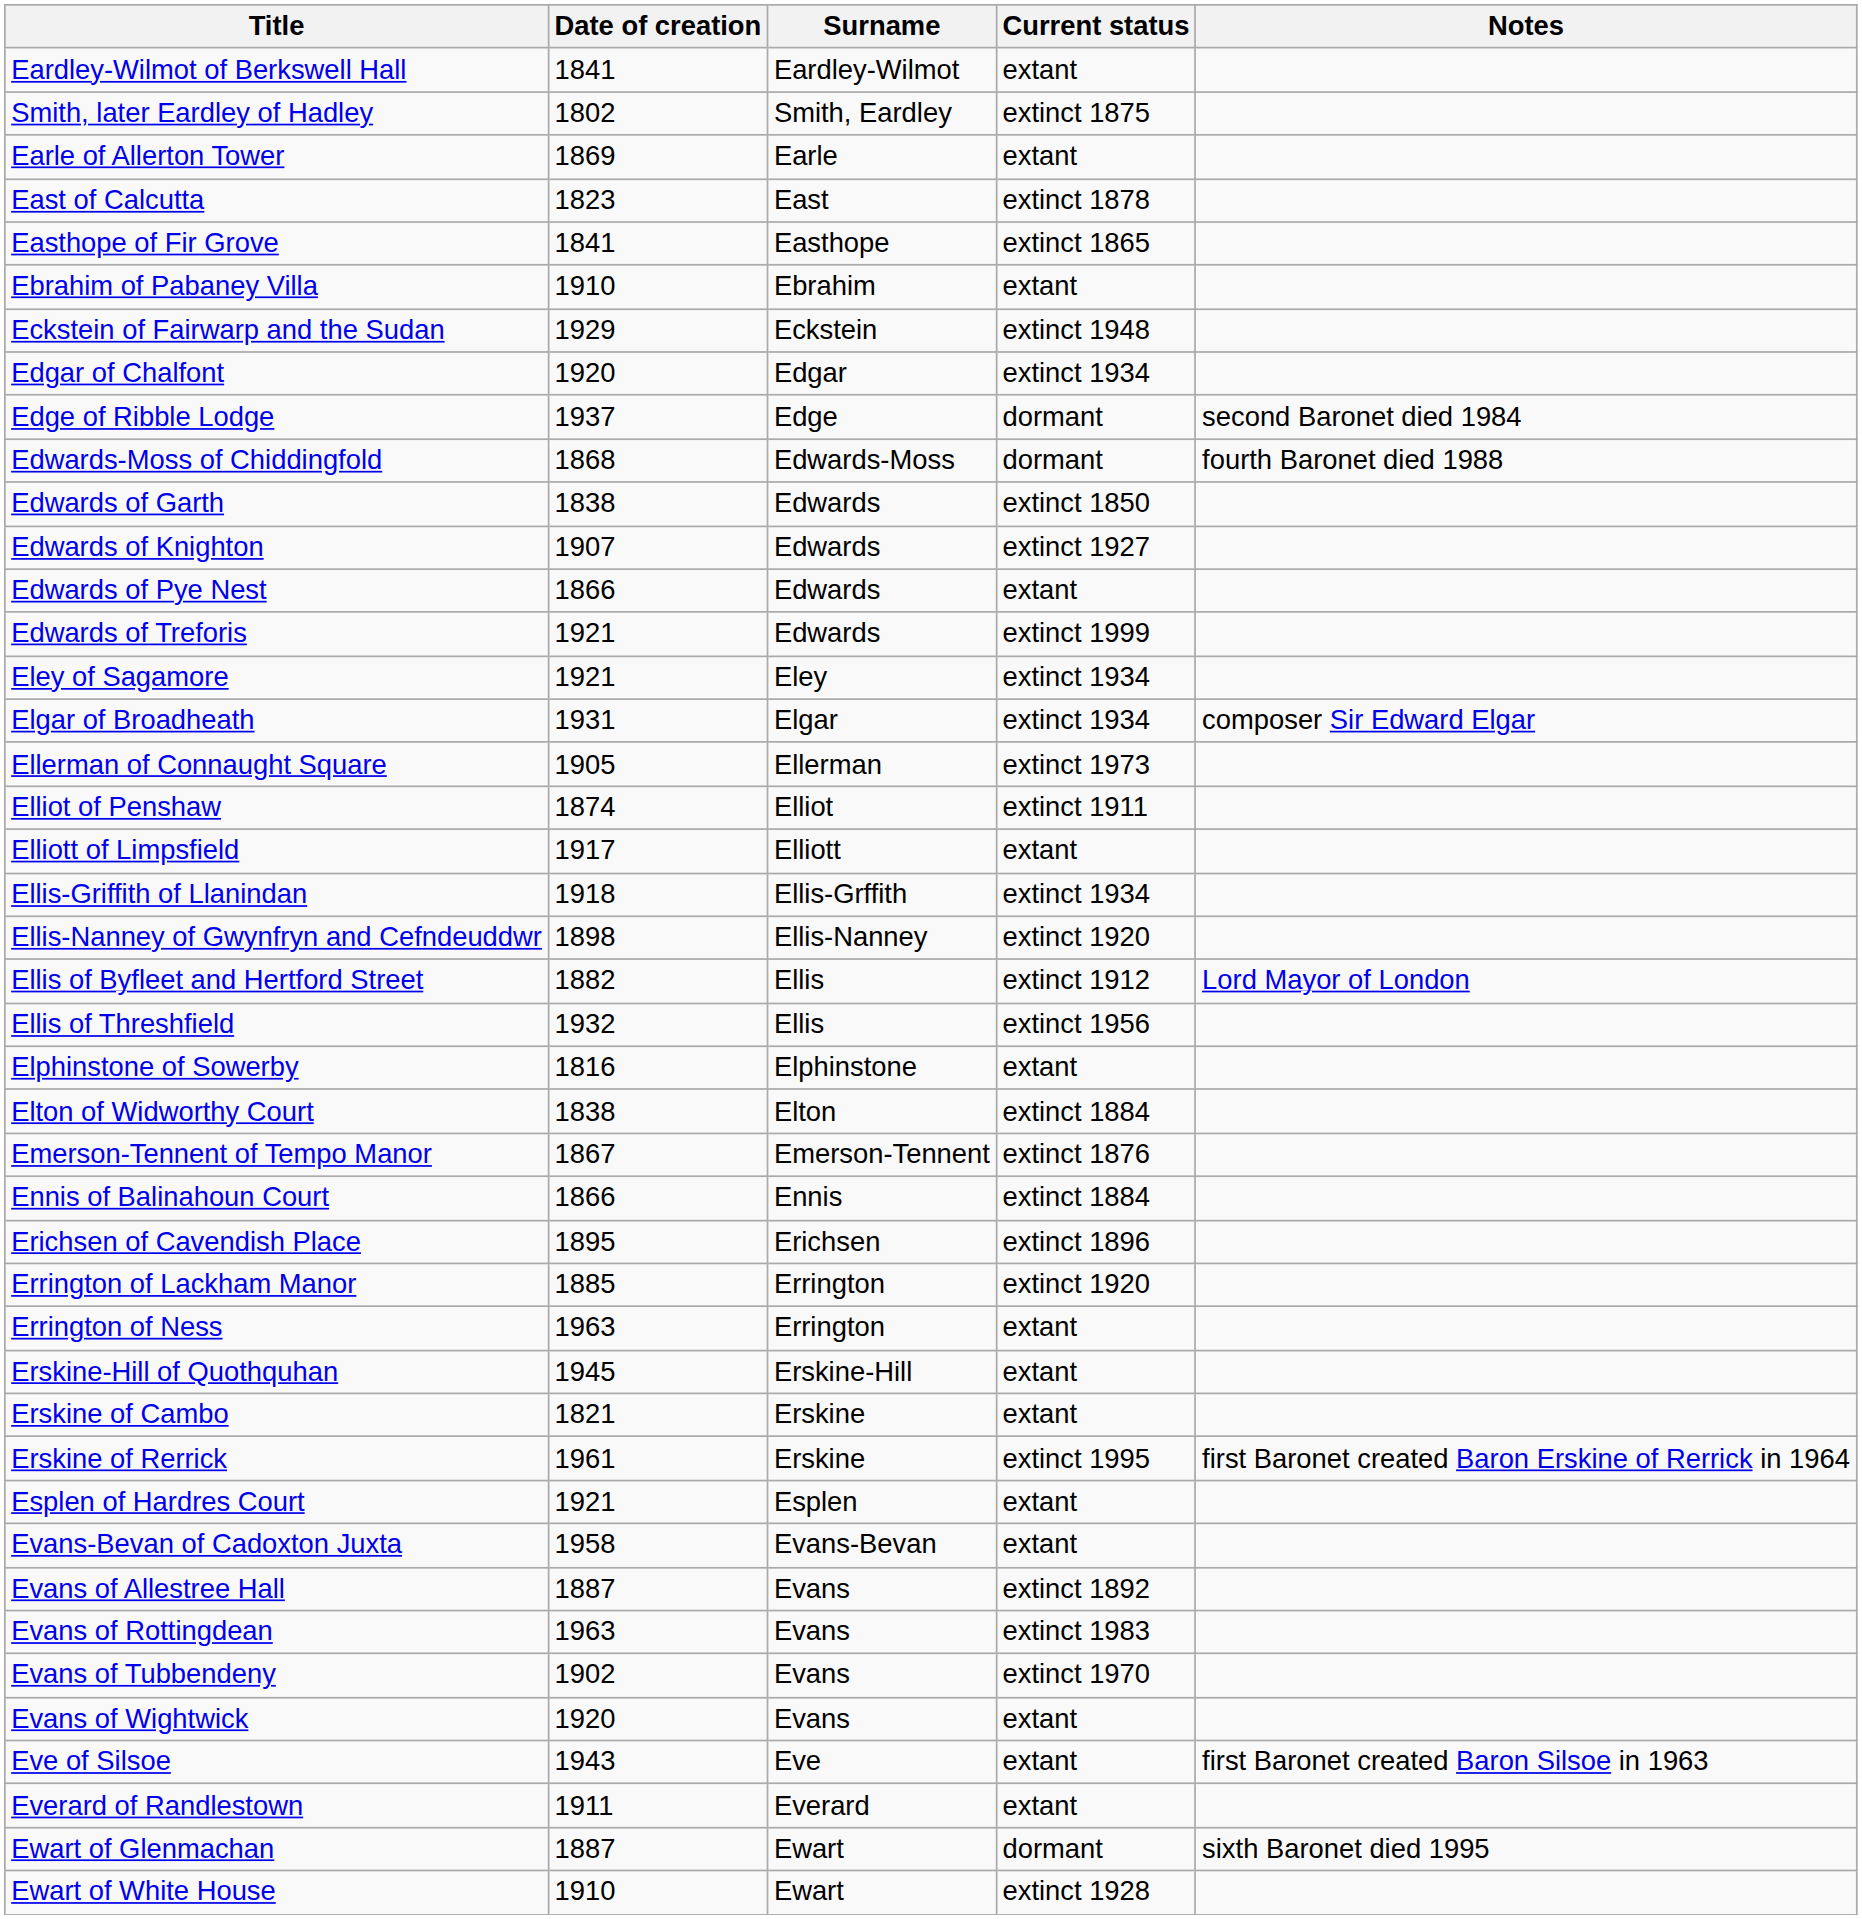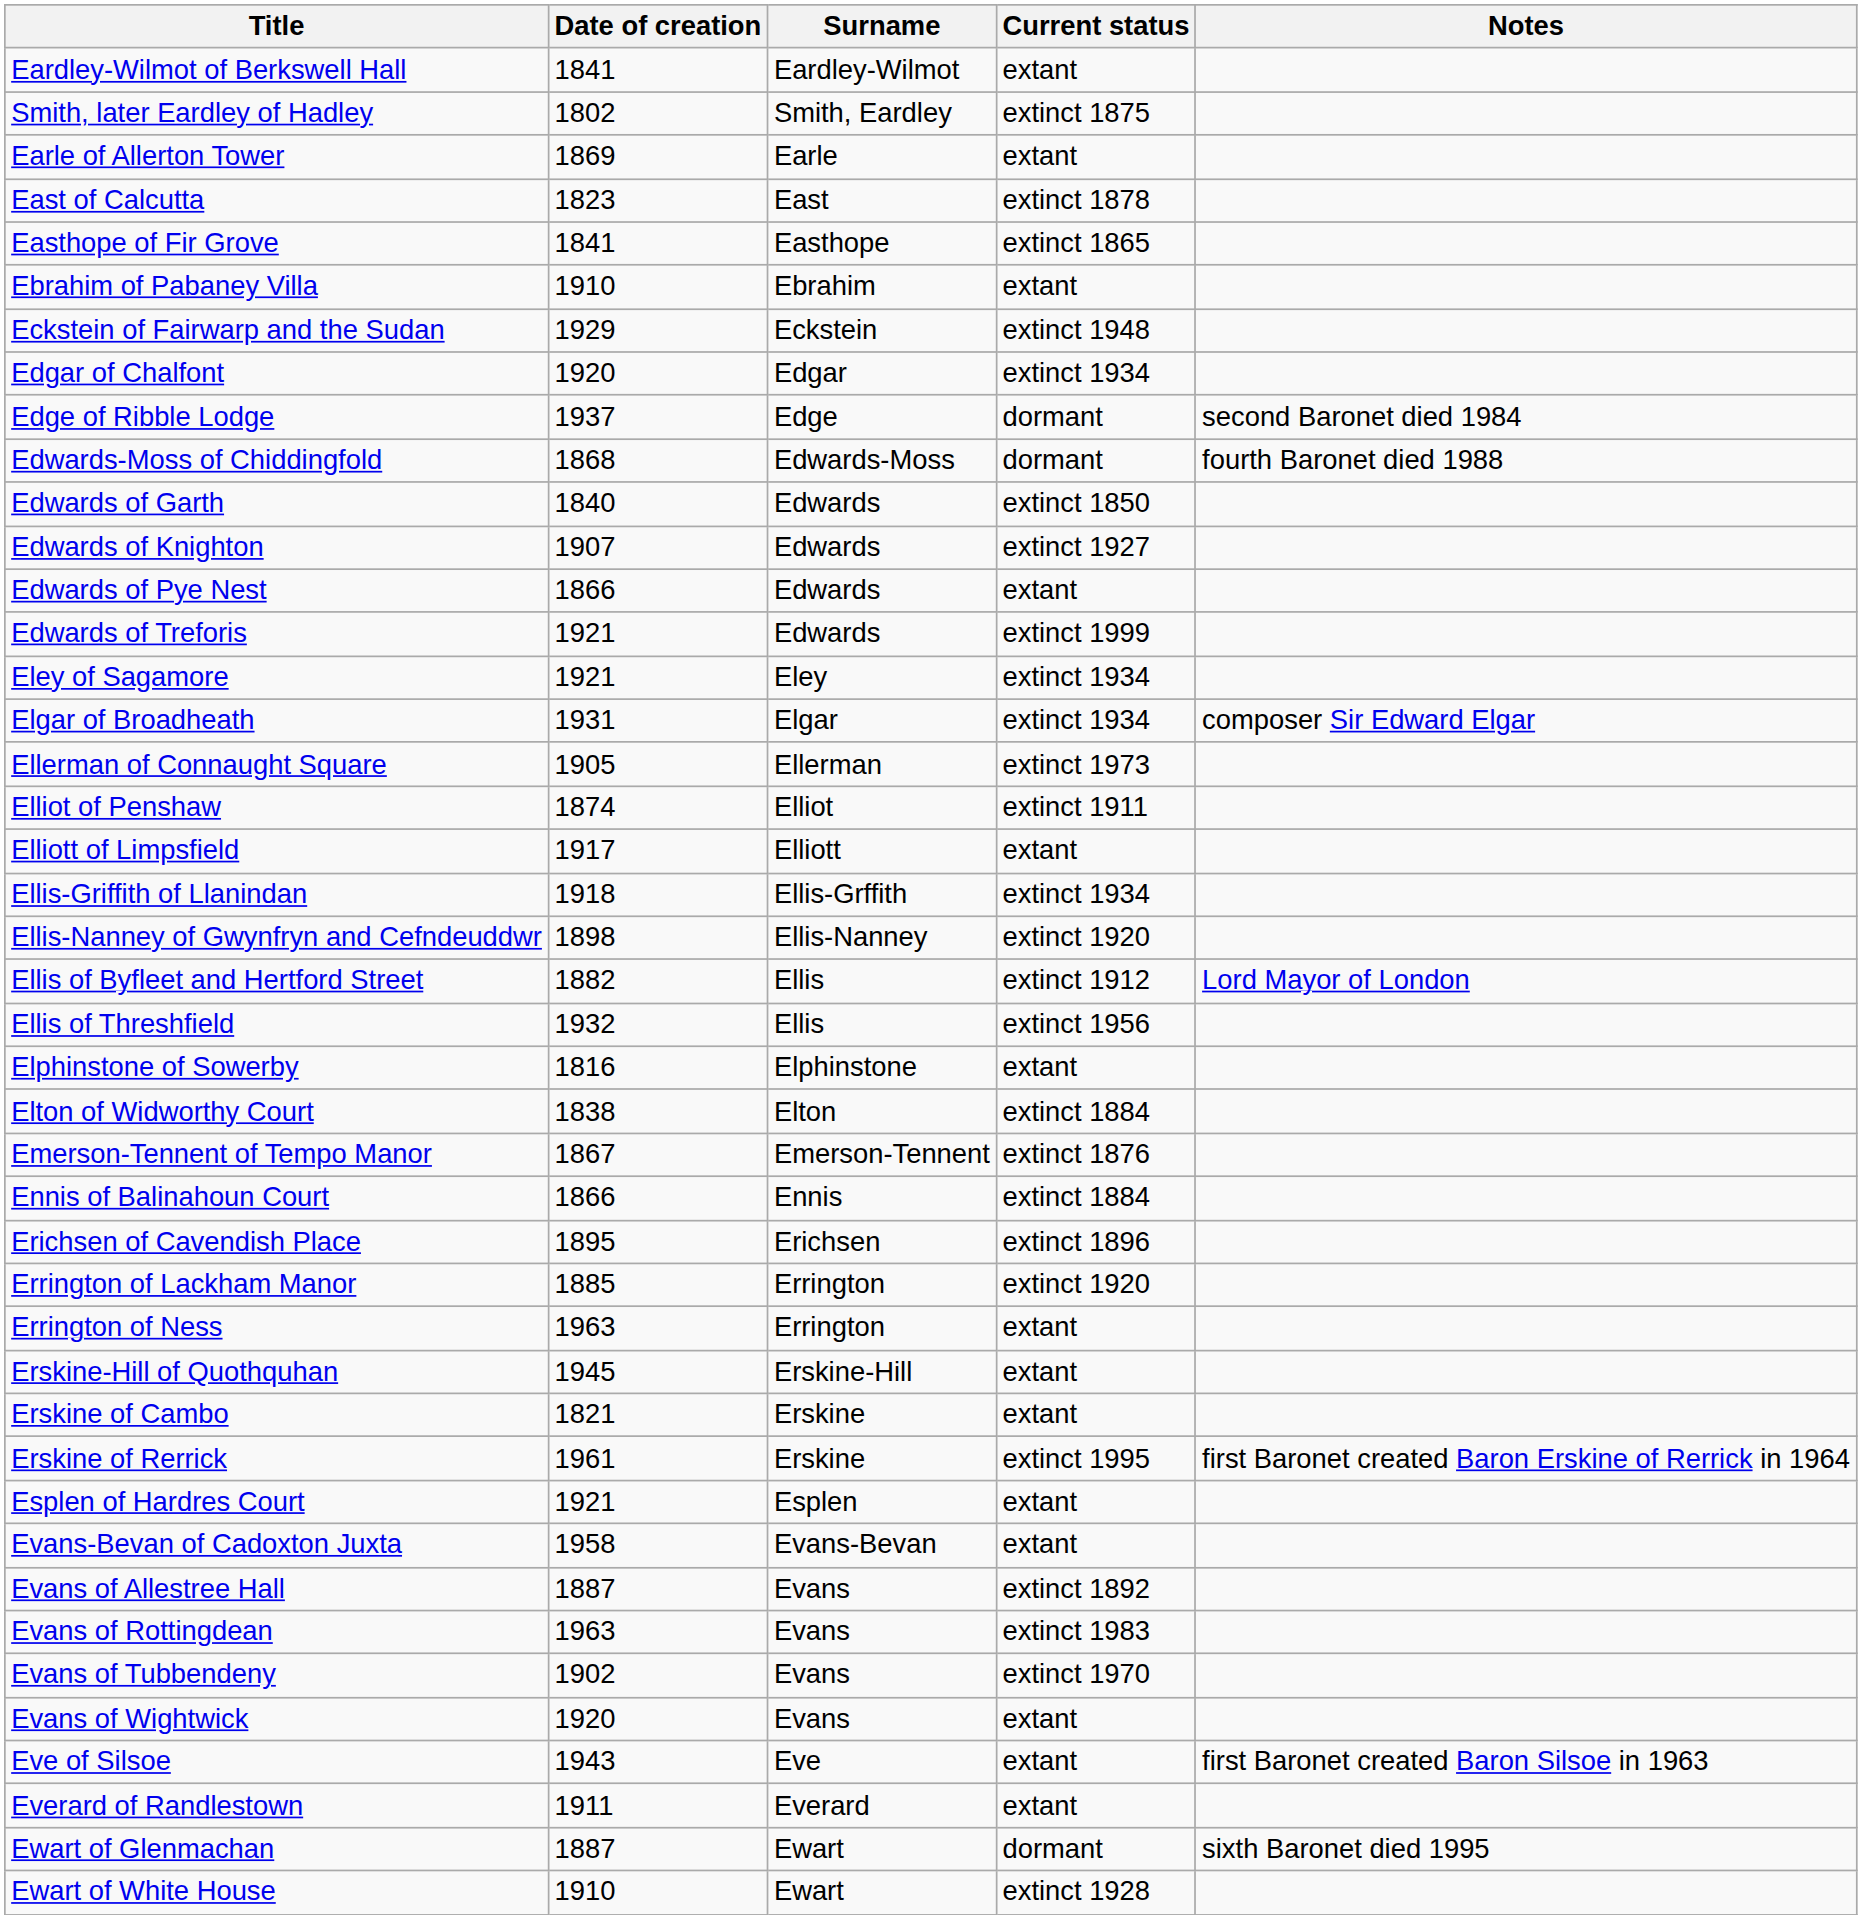(585, 503) 1838 -> (585, 503) 1840
